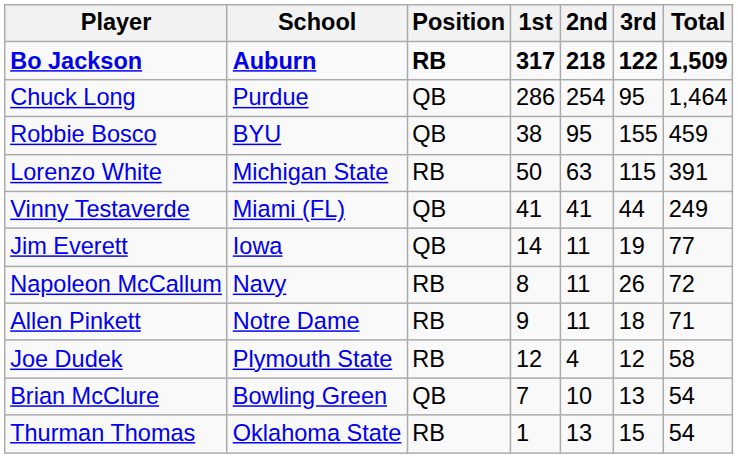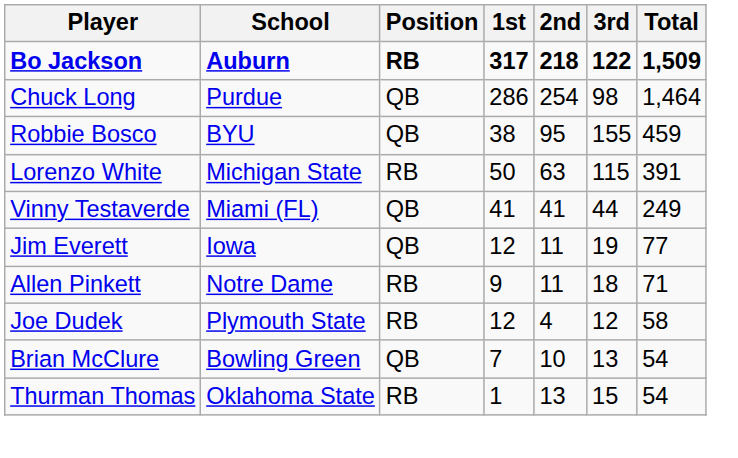(632, 97) 95 -> (605, 97) 98
(529, 246) 14 -> (502, 246) 12
- row: (116, 284)
